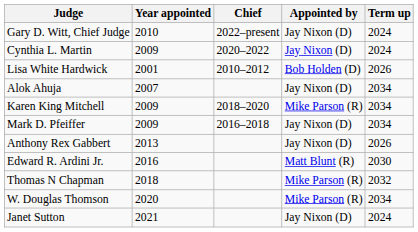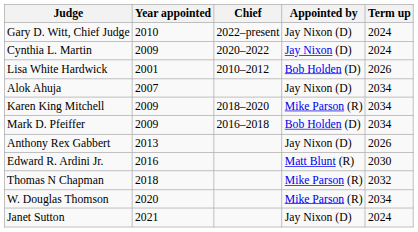(318, 124) Jay Nixon (D) -> (323, 124) Bob Holden (D)
